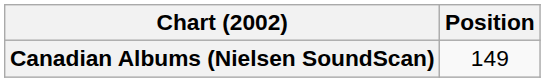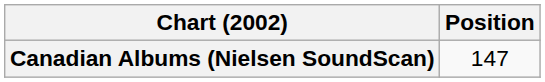(490, 58) 149 -> (490, 58) 147
